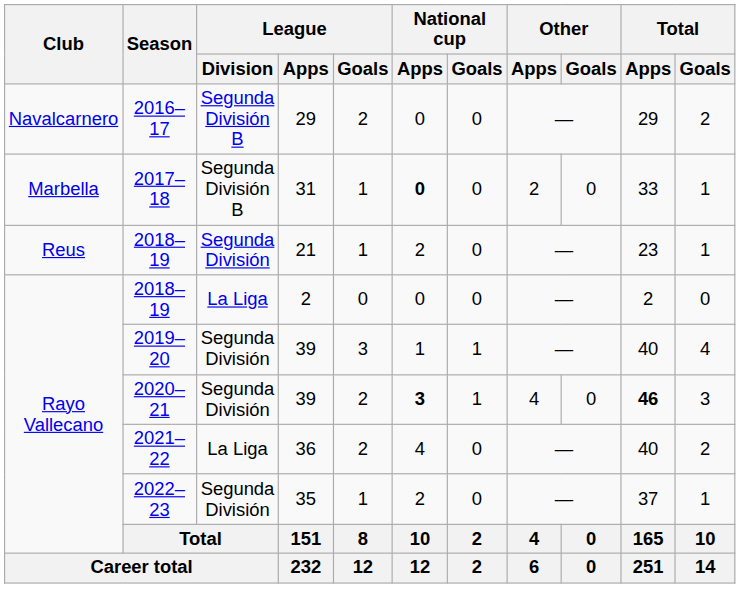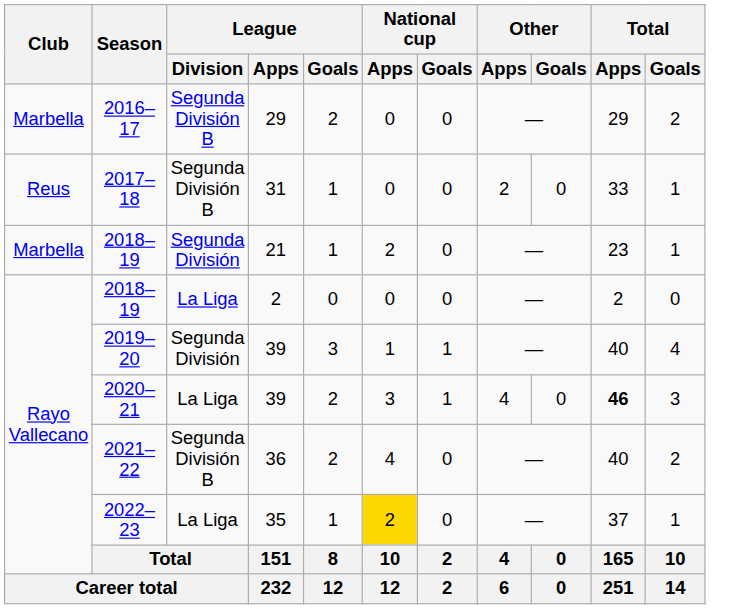(64, 118) Navalcarnero -> (49, 118) Marbella
(64, 189) Marbella -> (49, 189) Reus
(420, 189) bold -> (390, 189) normal
(64, 249) Reus -> (49, 249) Marbella
(238, 399) Segunda División -> (208, 399) La Liga
(420, 399) bold -> (390, 399) normal
(238, 449) La Liga -> (208, 459) Segunda División B
(238, 499) Segunda División -> (208, 519) La Liga
(420, 499) no background -> (390, 519) gold background
